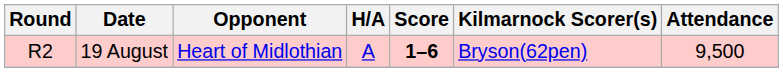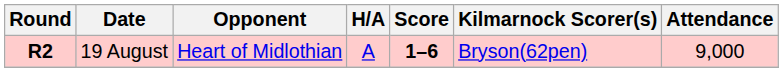(40, 51) normal -> (40, 51) bold
(720, 51) 9,500 -> (720, 51) 9,000
